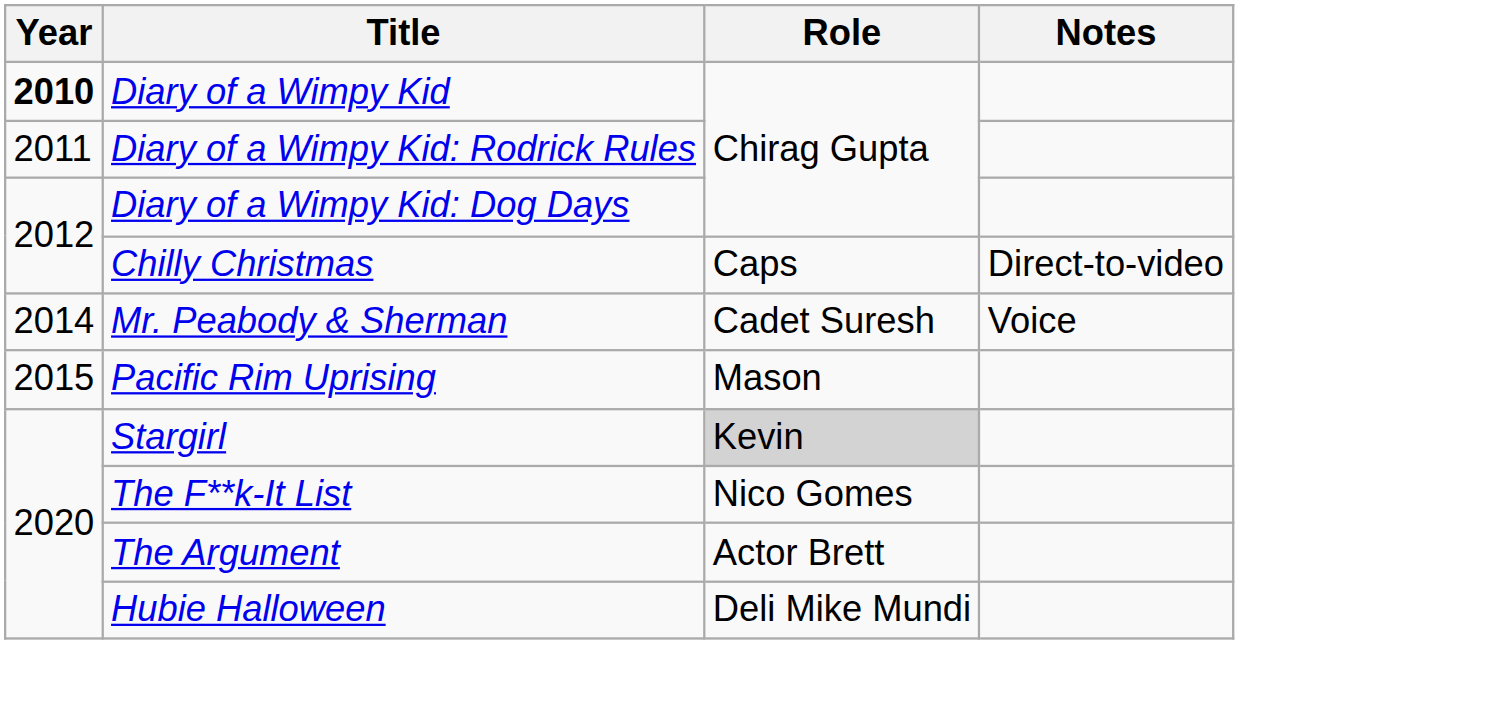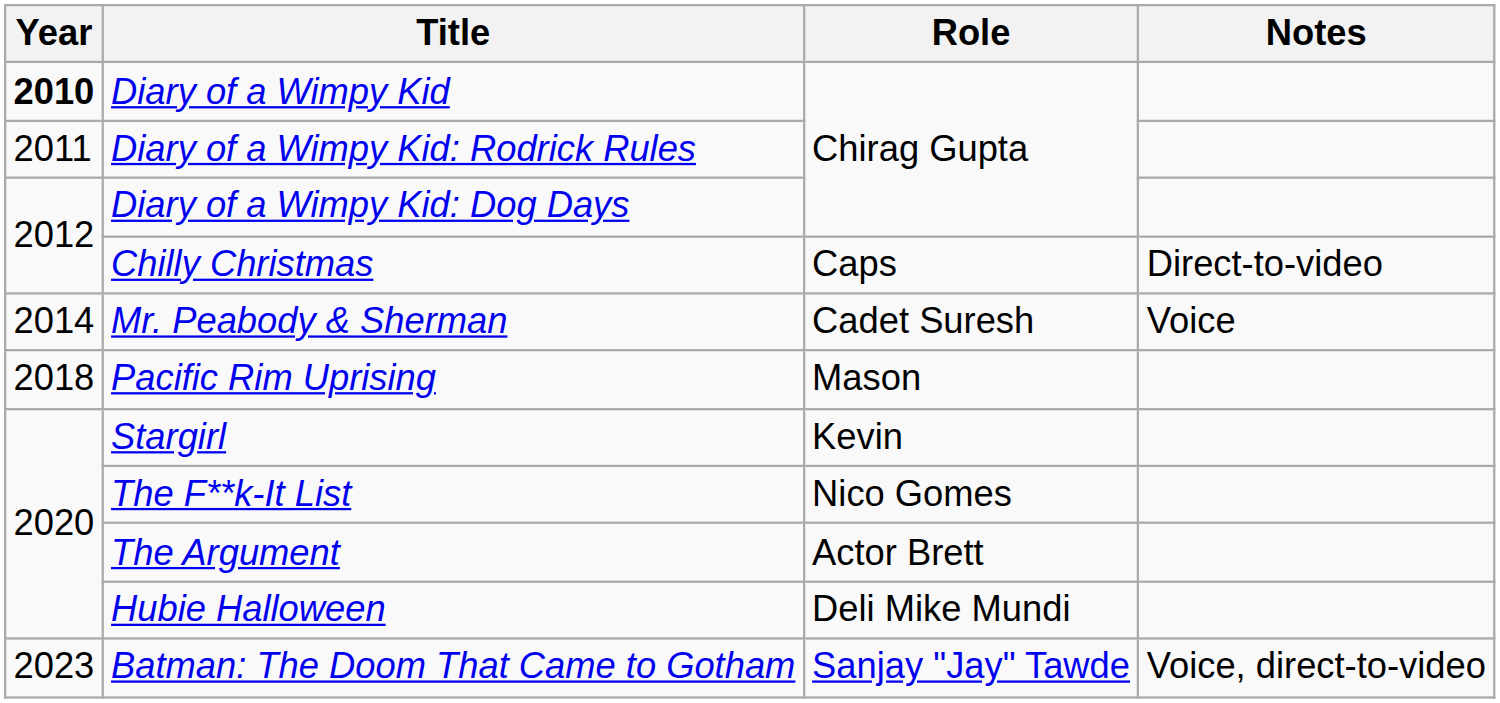(54, 378) 2015 -> (54, 378) 2018
(758, 436) lightgrey background -> (858, 436) no background
+ row: (453, 666)
